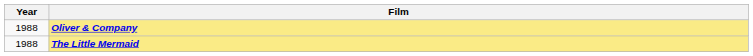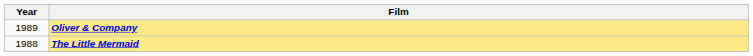(27, 28) 1988 -> (27, 28) 1989
